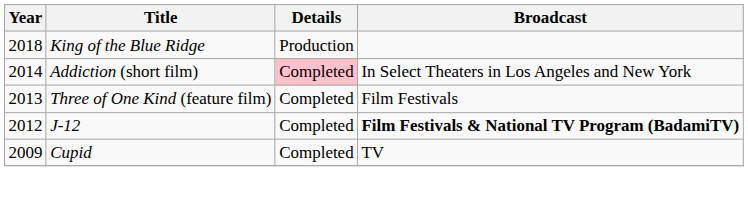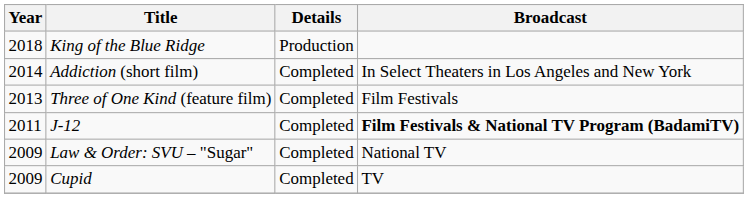(316, 71) pink background -> (316, 71) no background
(25, 125) 2012 -> (25, 125) 2011
+ row: (152, 152)
